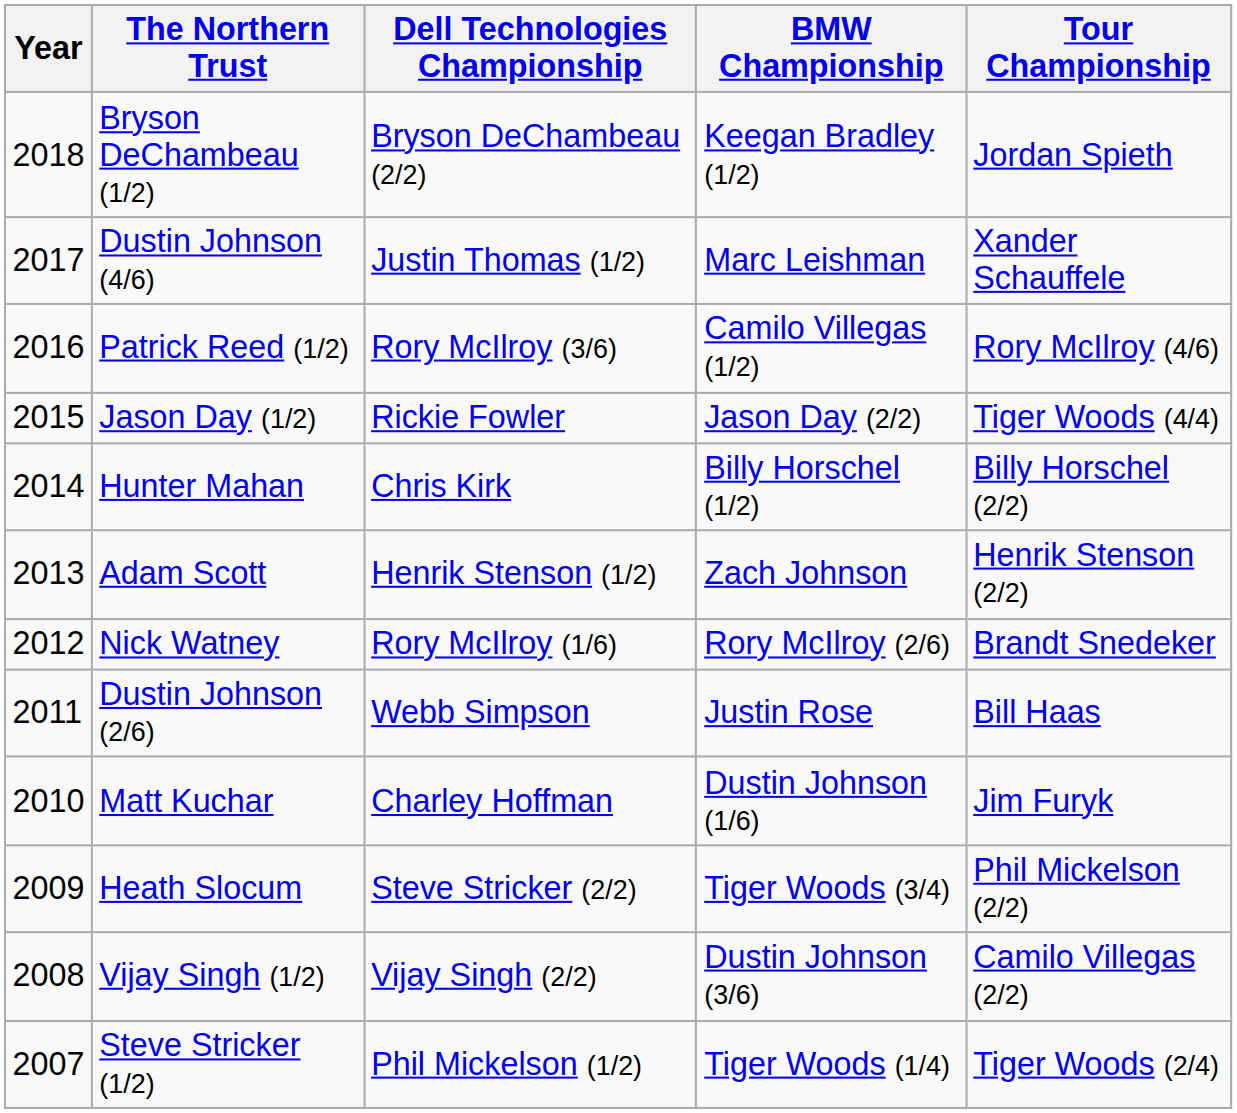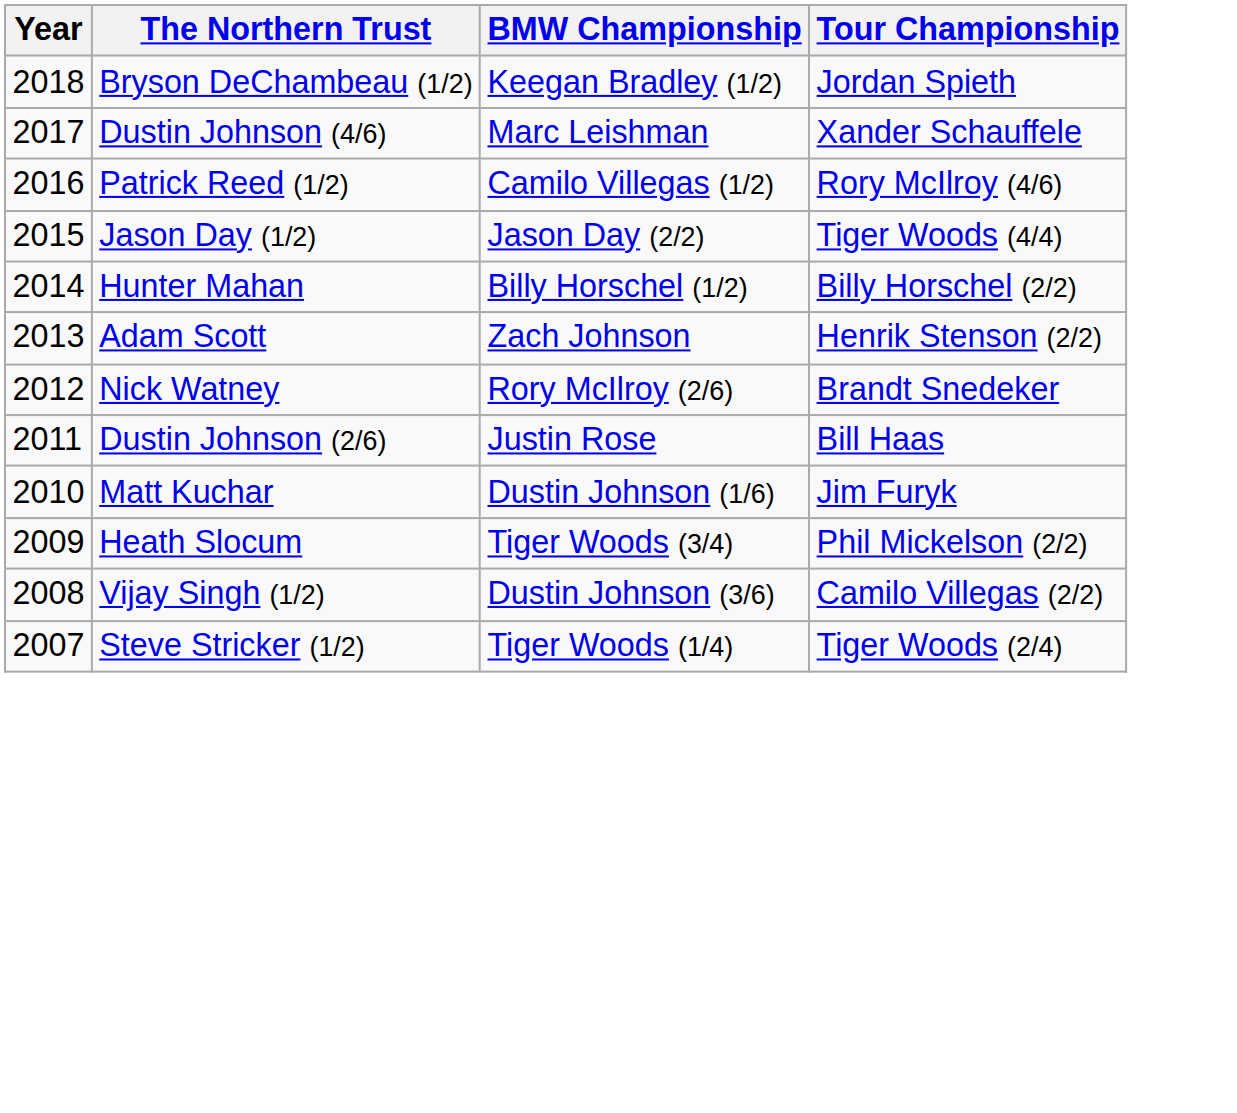- column: (530, 48)
